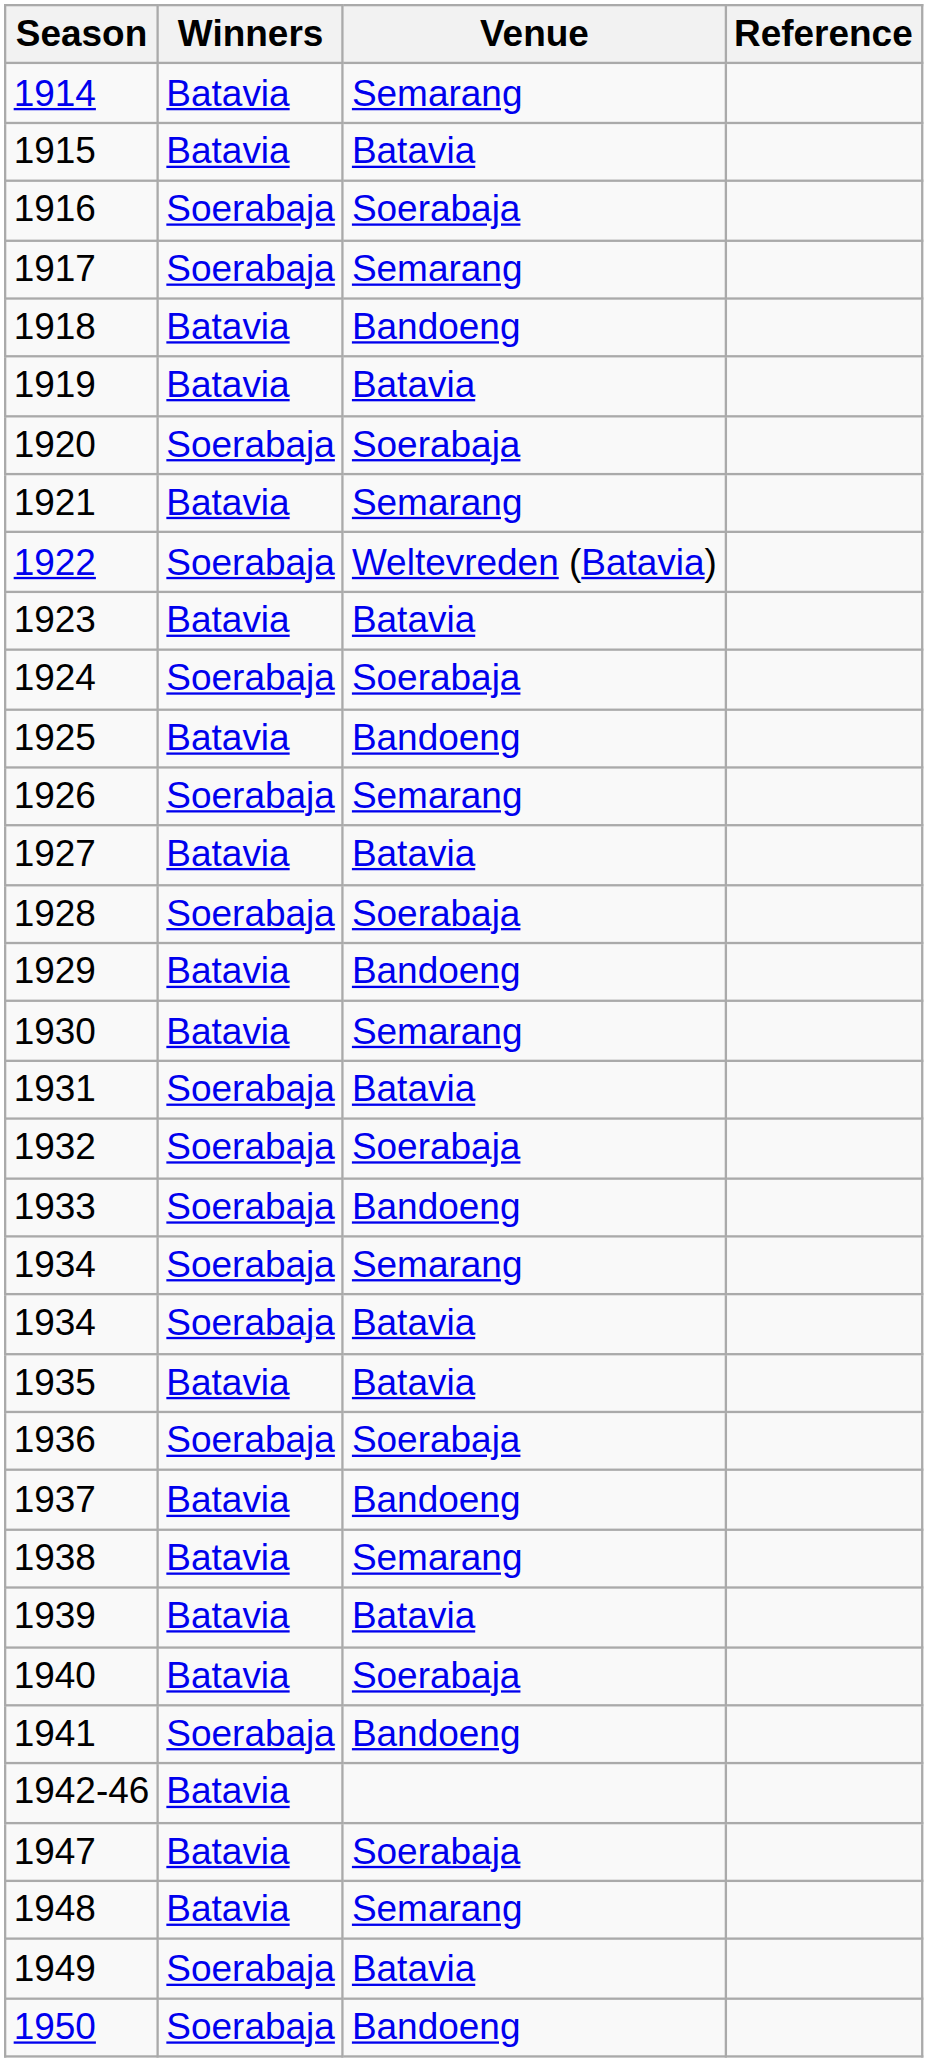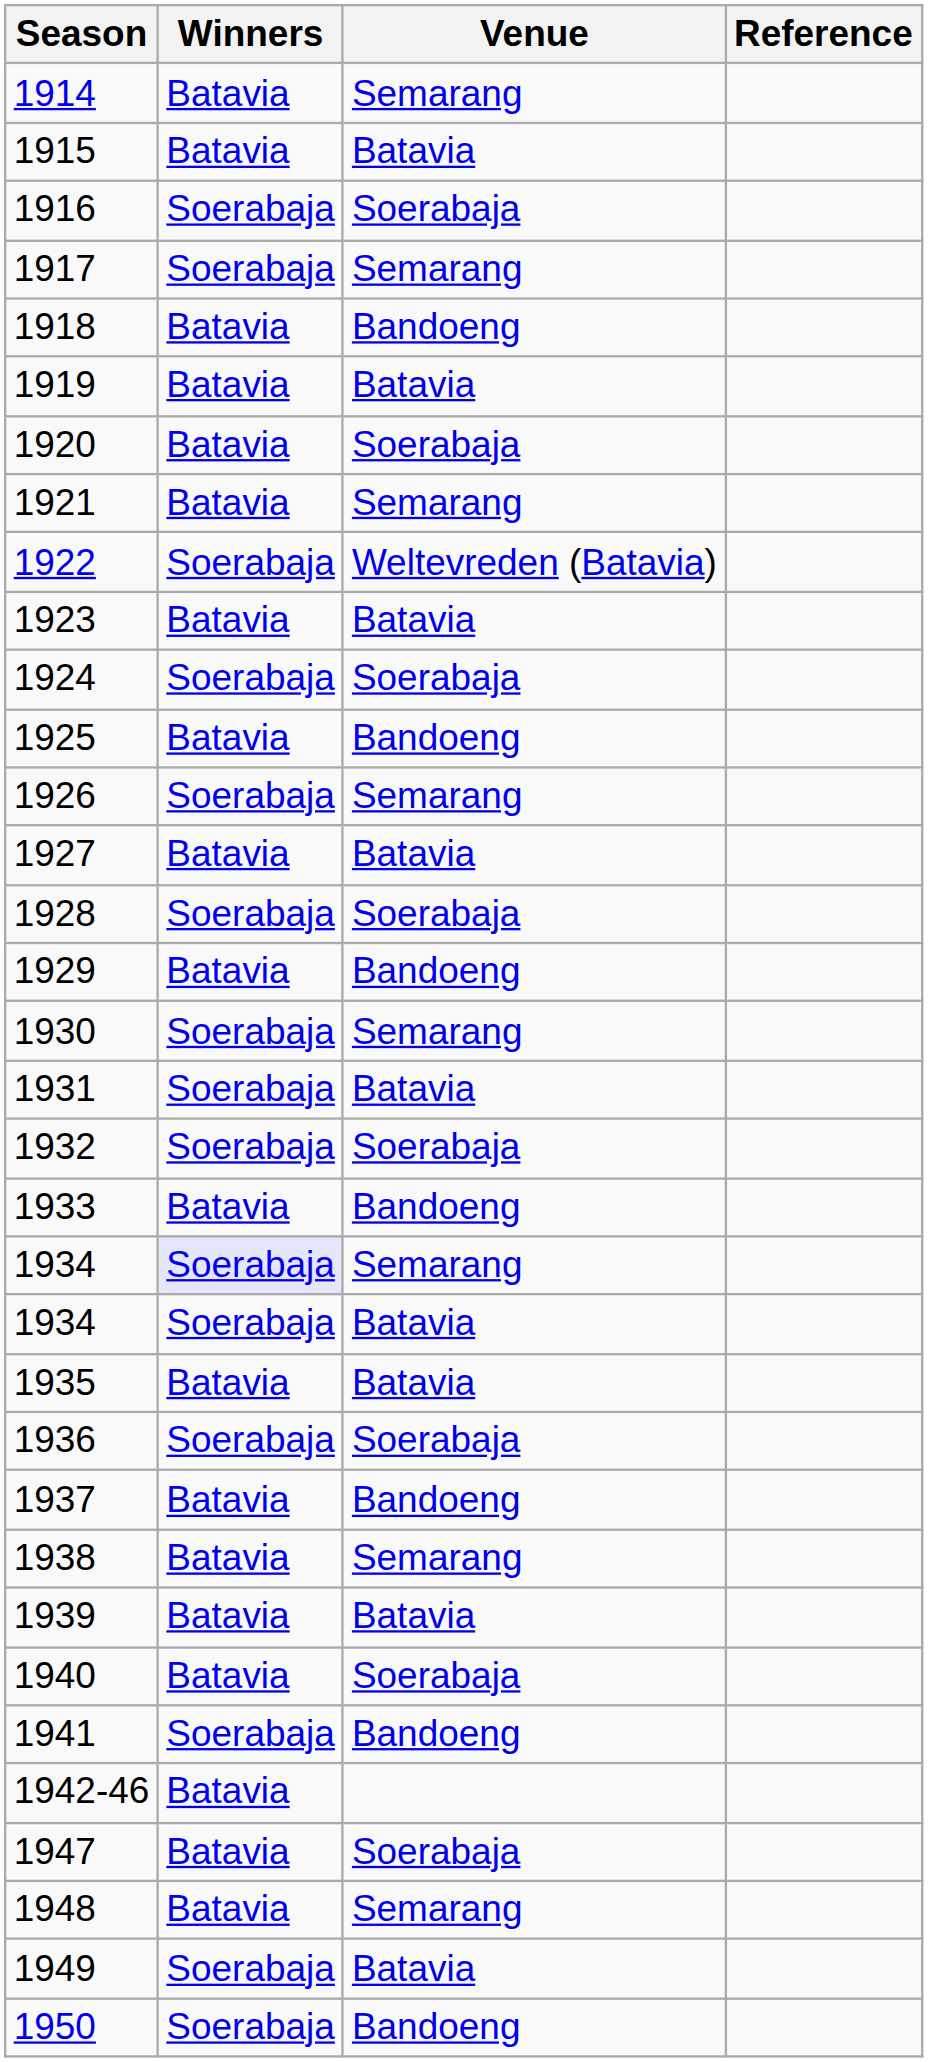(251, 444) Soerabaja -> (228, 444) Batavia
(228, 1030) Batavia -> (251, 1030) Soerabaja
(251, 1206) Soerabaja -> (228, 1206) Batavia
(251, 1264) no background -> (251, 1264) lavender background
